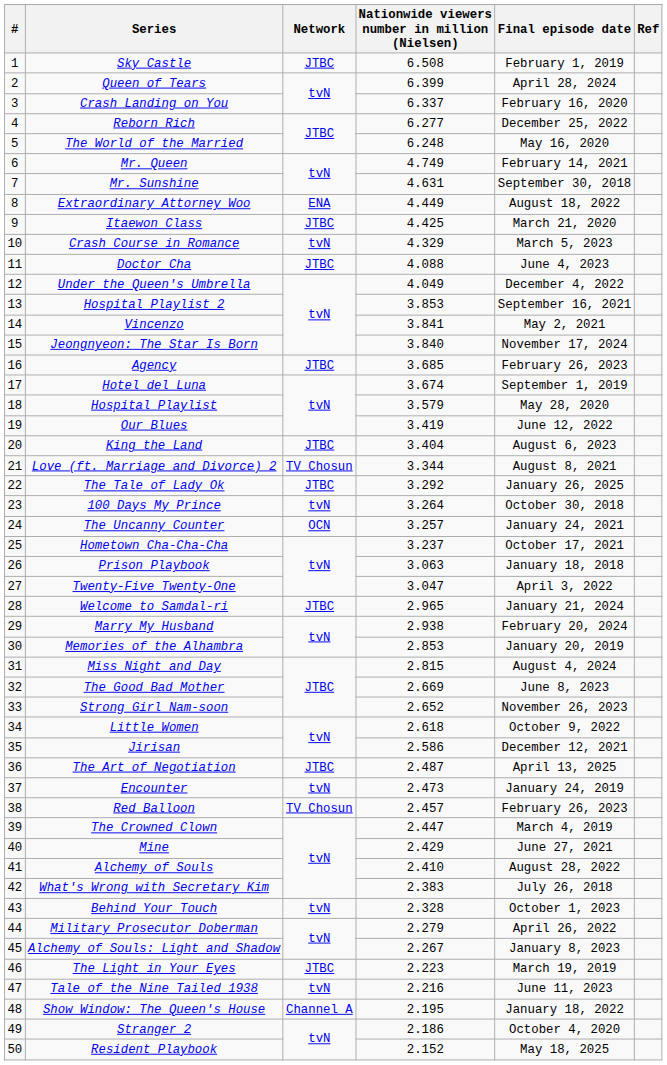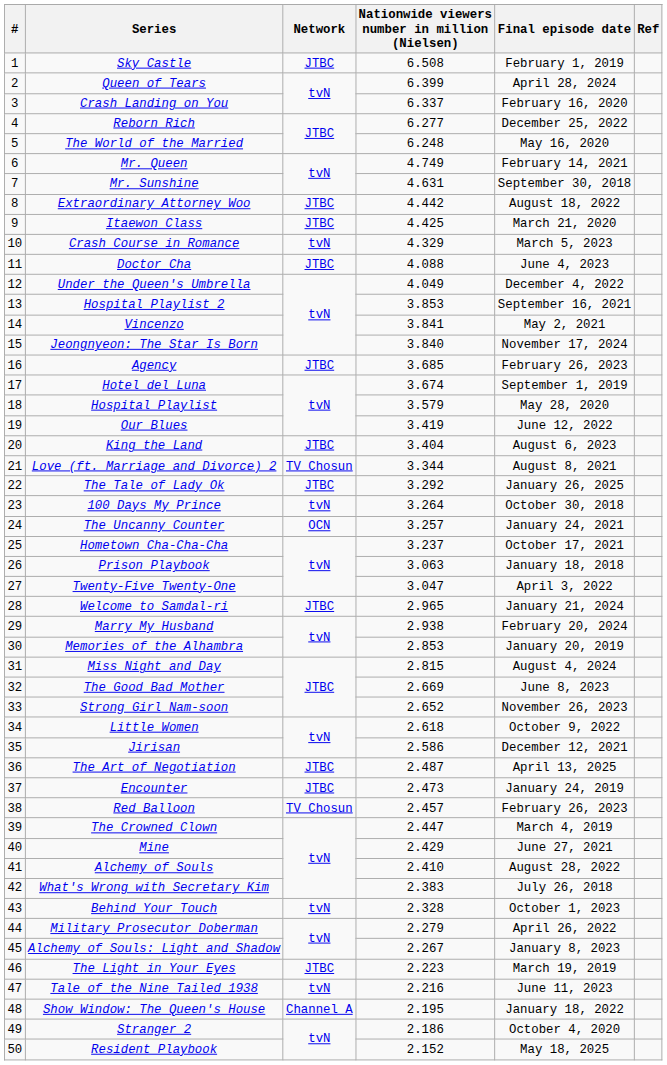(319, 204) ENA -> (319, 204) JTBC
(425, 204) 4.449 -> (425, 204) 4.442
(319, 788) tvN -> (319, 788) JTBC
